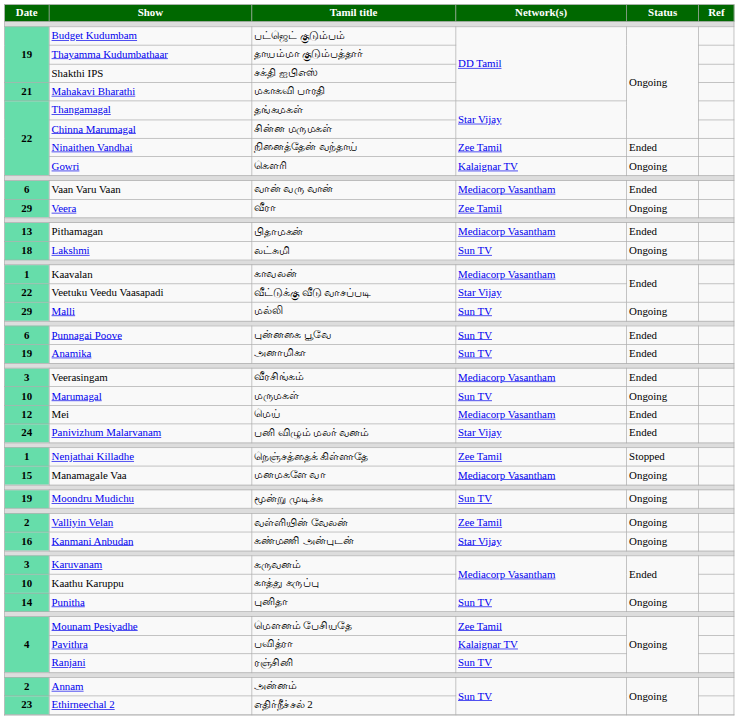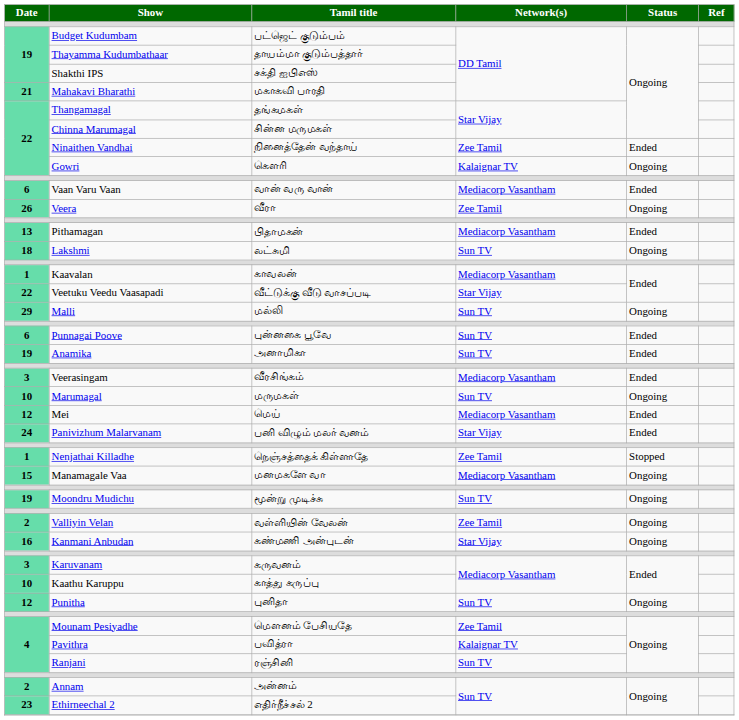(27, 208) 29 -> (27, 208) 26
(27, 602) 14 -> (27, 602) 12
